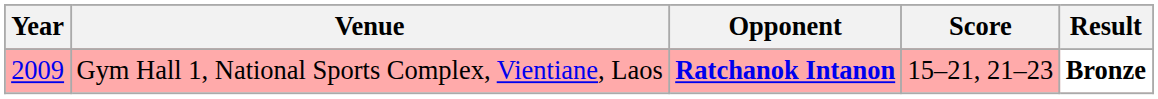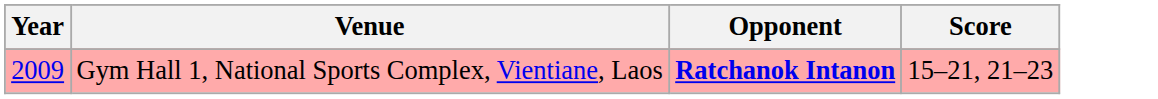- column: (1106, 26)
